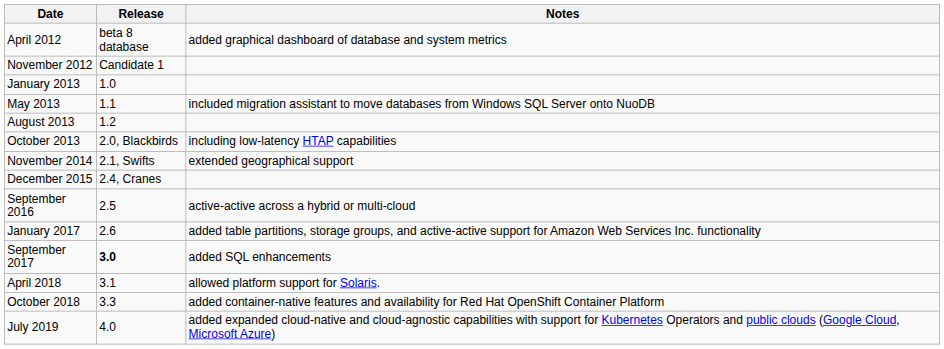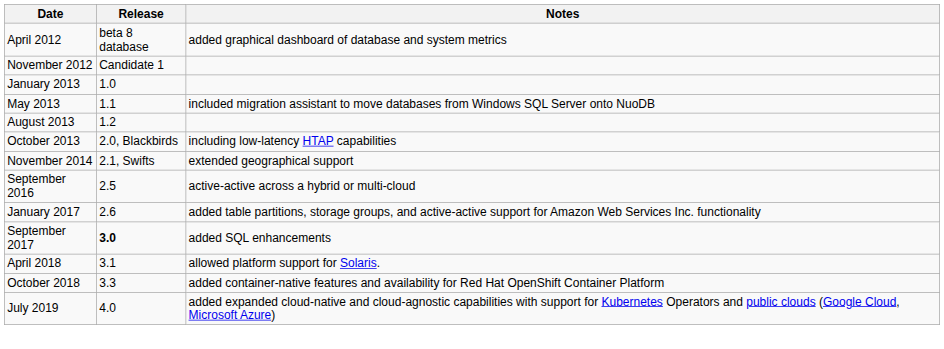- row: (50, 179)
